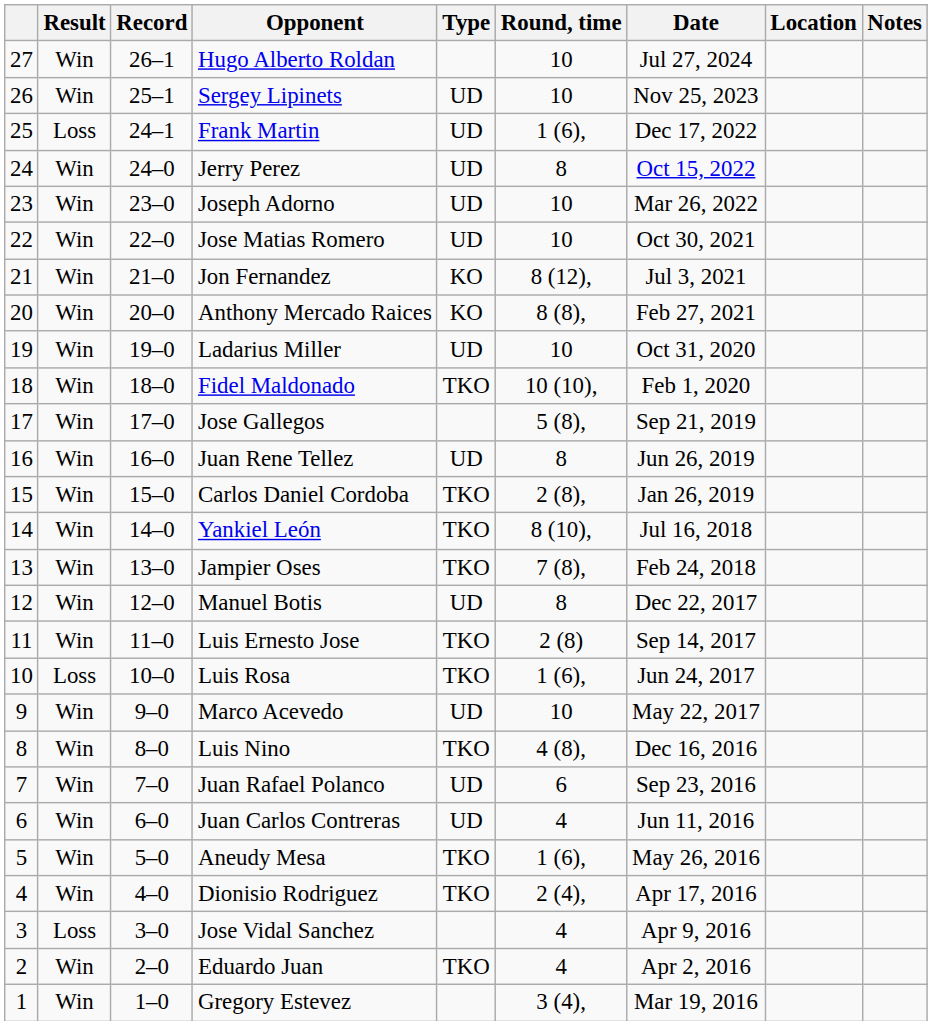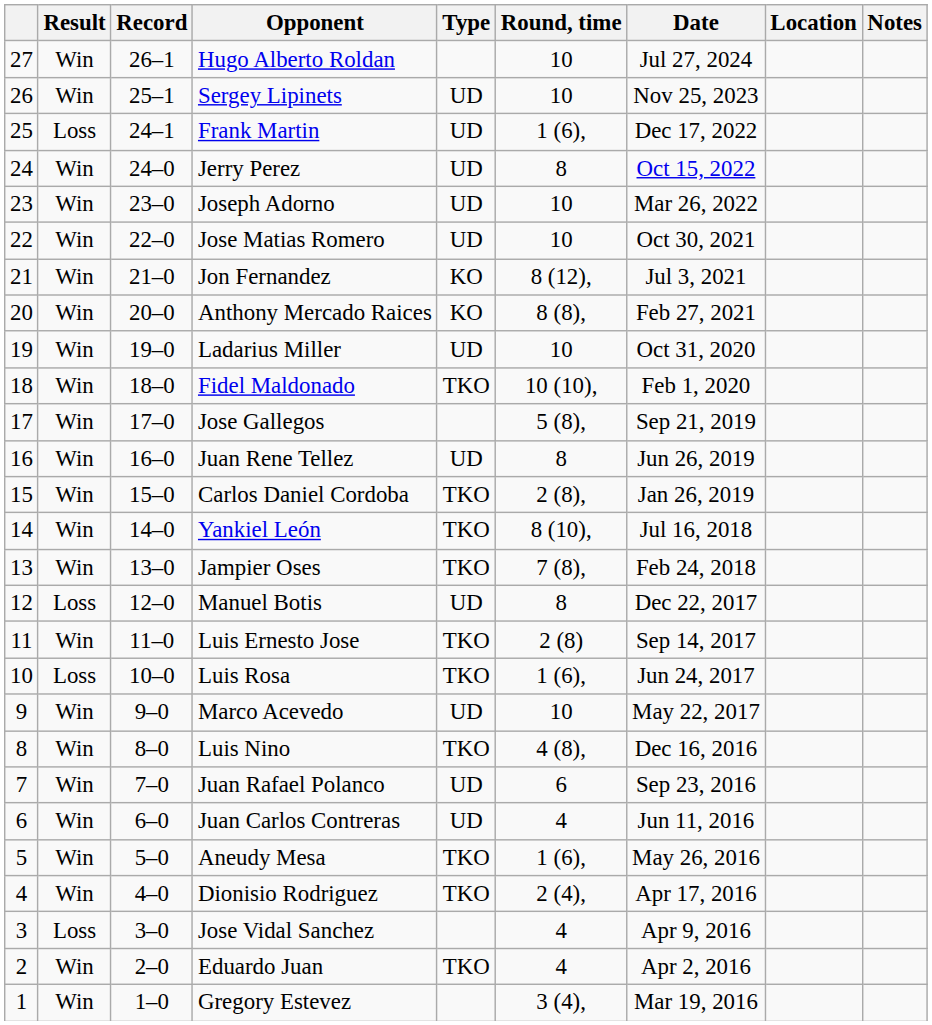(75, 603) Win -> (75, 603) Loss
